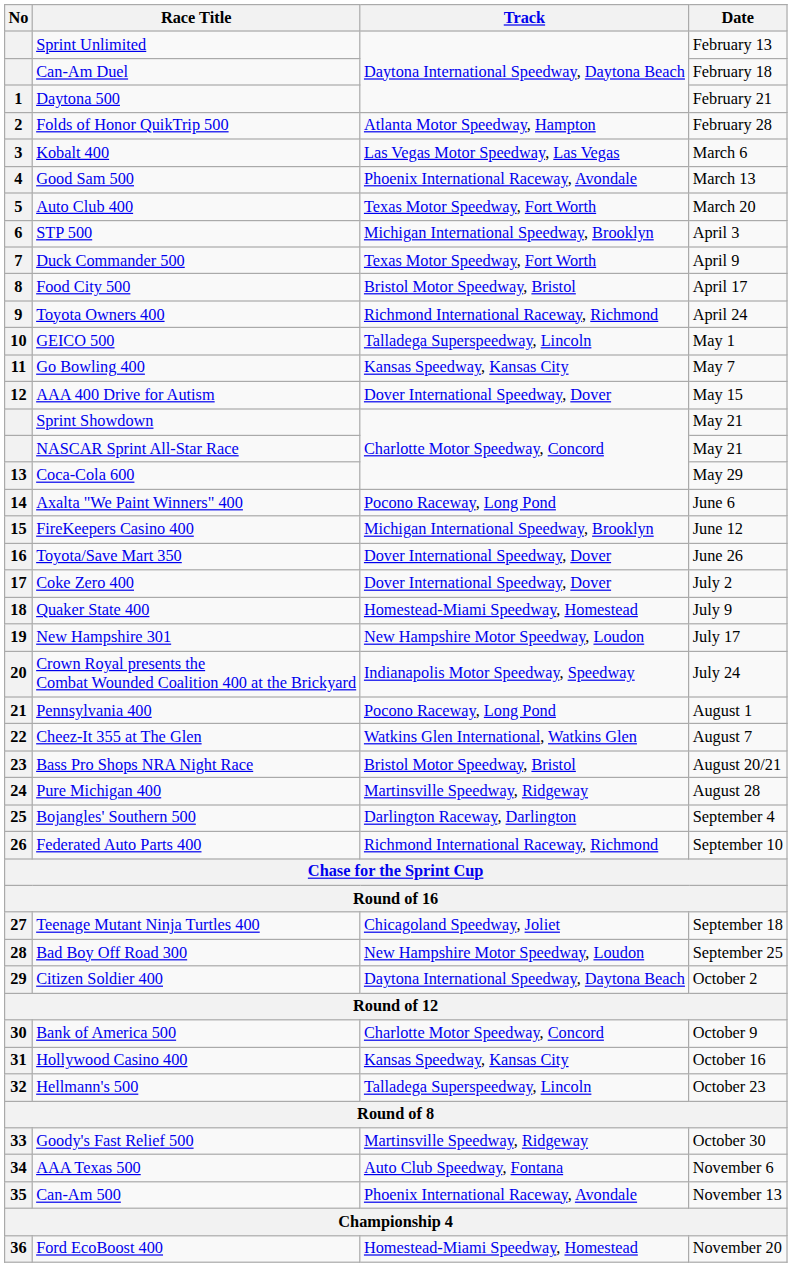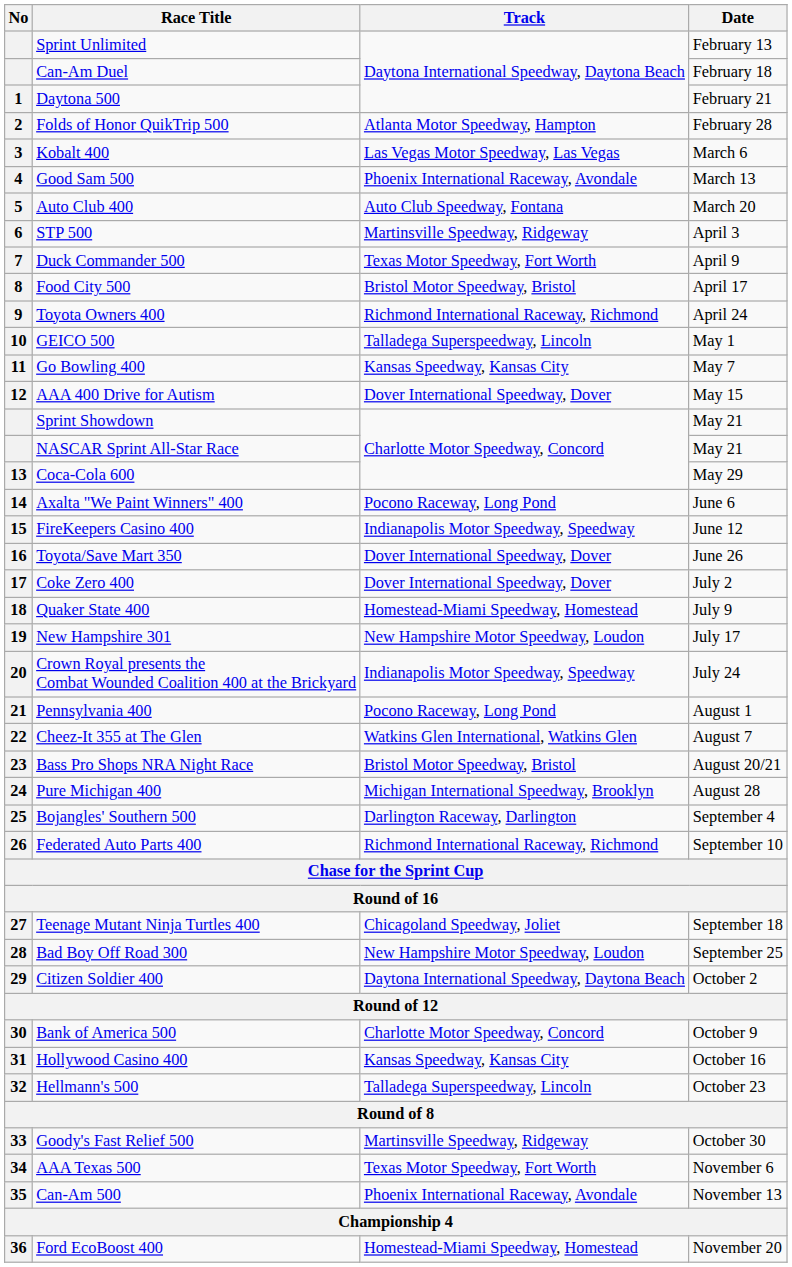(480, 206) Texas Motor Speedway, Fort Worth -> (464, 206) Auto Club Speedway, Fontana
(509, 232) Michigan International Speedway, Brooklyn -> (476, 232) Martinsville Speedway, Ridgeway
(509, 529) Michigan International Speedway, Brooklyn -> (499, 529) Indianapolis Motor Speedway, Speedway
(476, 790) Martinsville Speedway, Ridgeway -> (509, 790) Michigan International Speedway, Brooklyn
(464, 1167) Auto Club Speedway, Fontana -> (480, 1167) Texas Motor Speedway, Fort Worth
